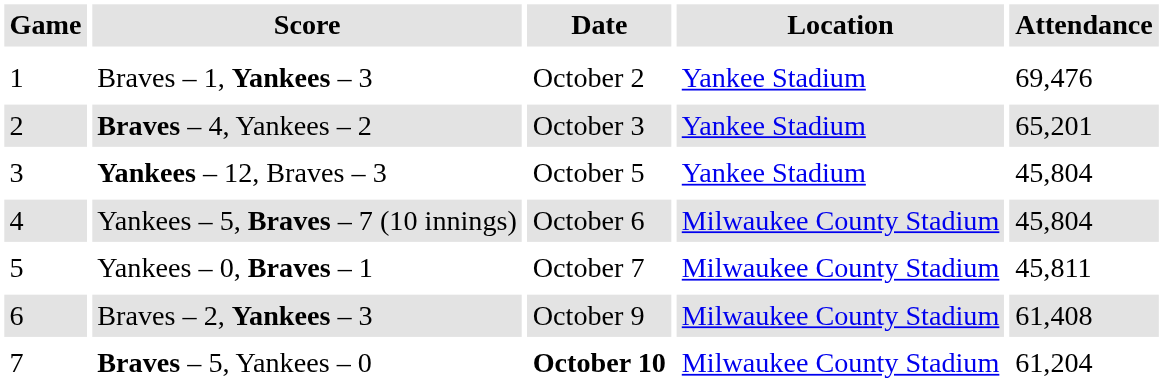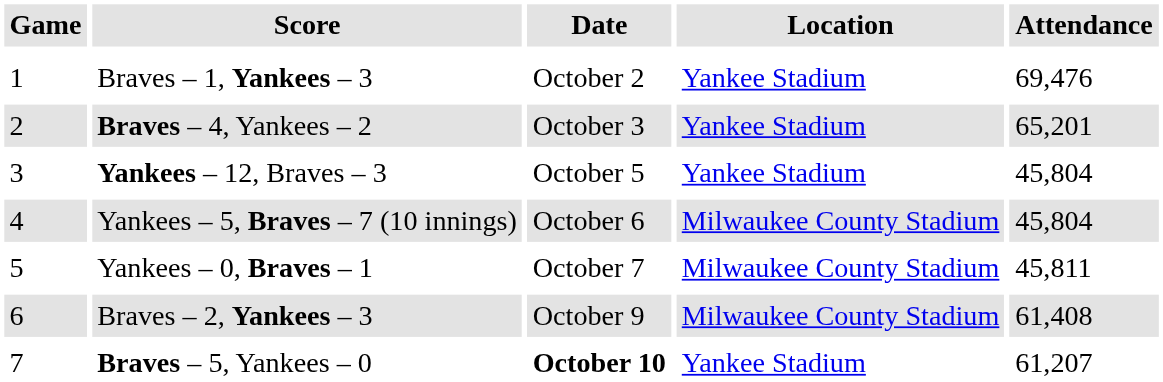(841, 362) Milwaukee County Stadium -> (774, 362) Yankee Stadium
(1054, 362) 61,204 -> (1054, 362) 61,207
